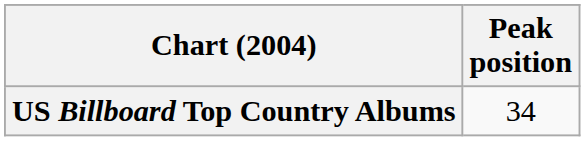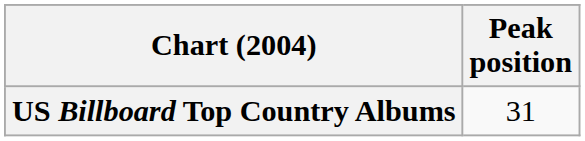(521, 110) 34 -> (521, 110) 31
